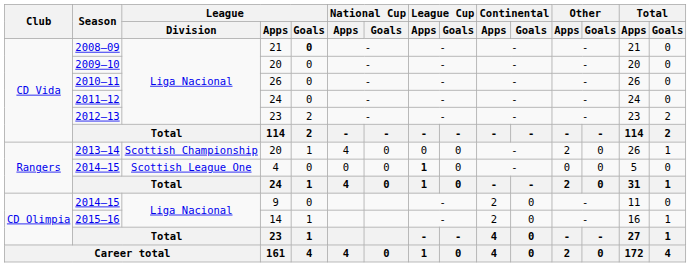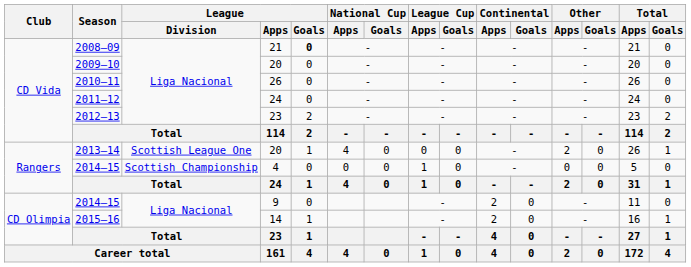(191, 150) Scottish Championship -> (191, 150) Scottish League One
(191, 167) Scottish League One -> (191, 167) Scottish Championship
(424, 167) bold -> (424, 167) normal
